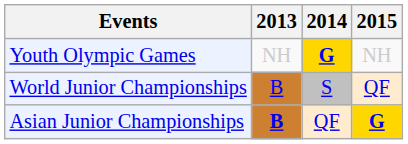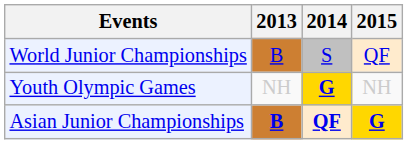rows swapped: (103, 55) <-> (128, 88)
(327, 122) normal -> (327, 122) bold
